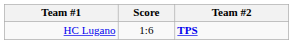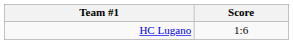- column: (232, 13)
